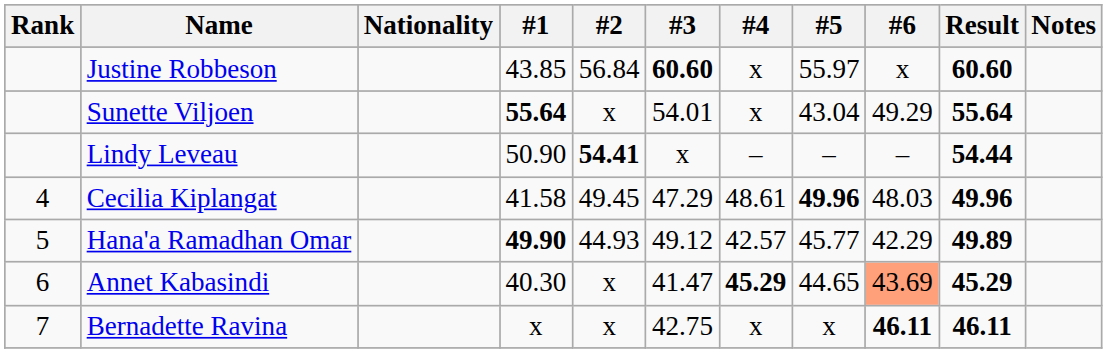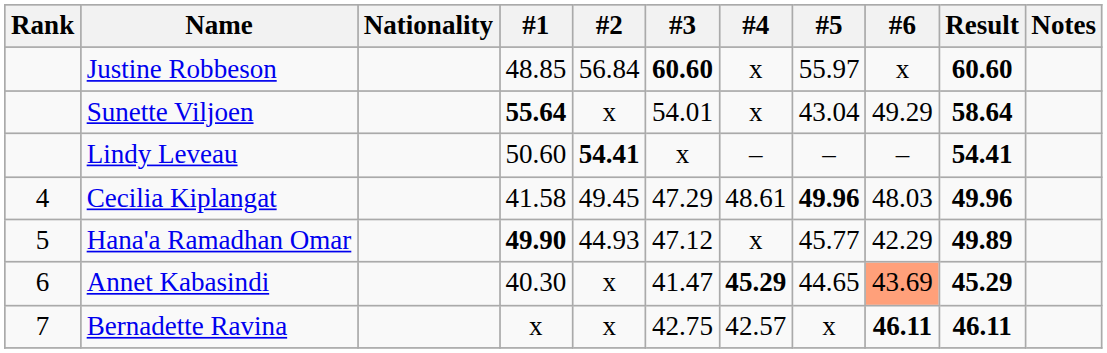(536, 68) 43.85 -> (536, 68) 48.85
(982, 111) 55.64 -> (982, 111) 58.64
(536, 154) 50.90 -> (536, 154) 50.60
(982, 154) 54.44 -> (982, 154) 54.41
(682, 240) 49.12 -> (682, 240) 47.12
(756, 240) 42.57 -> (756, 240) x
(756, 326) x -> (756, 326) 42.57
